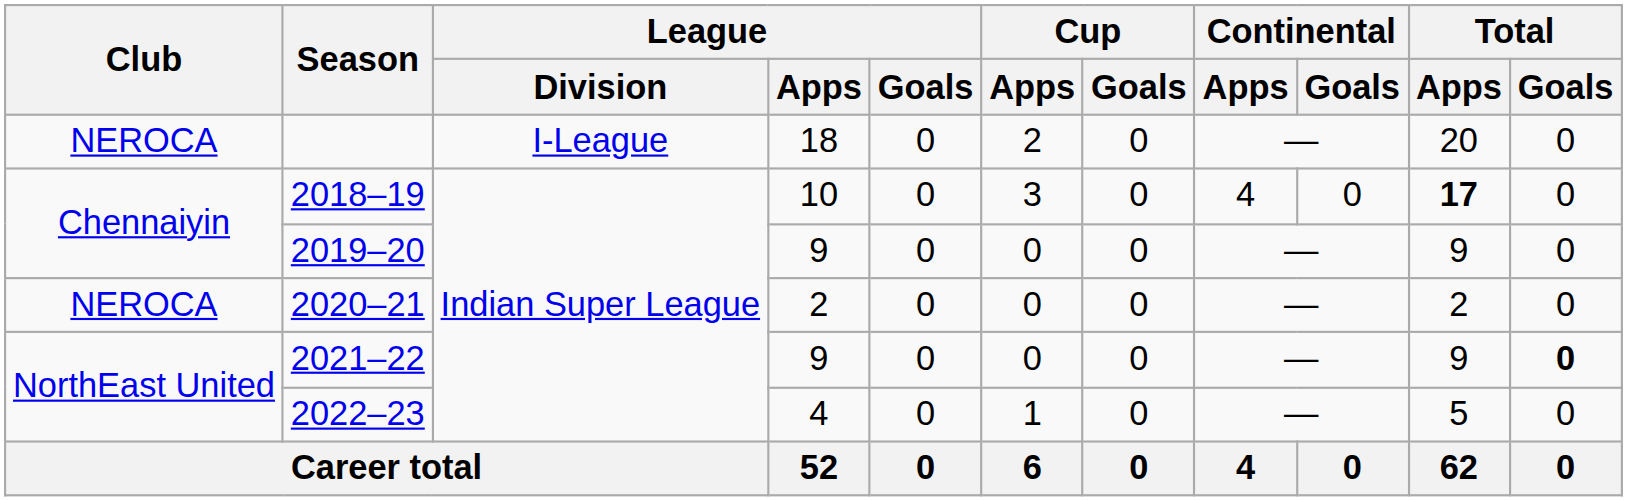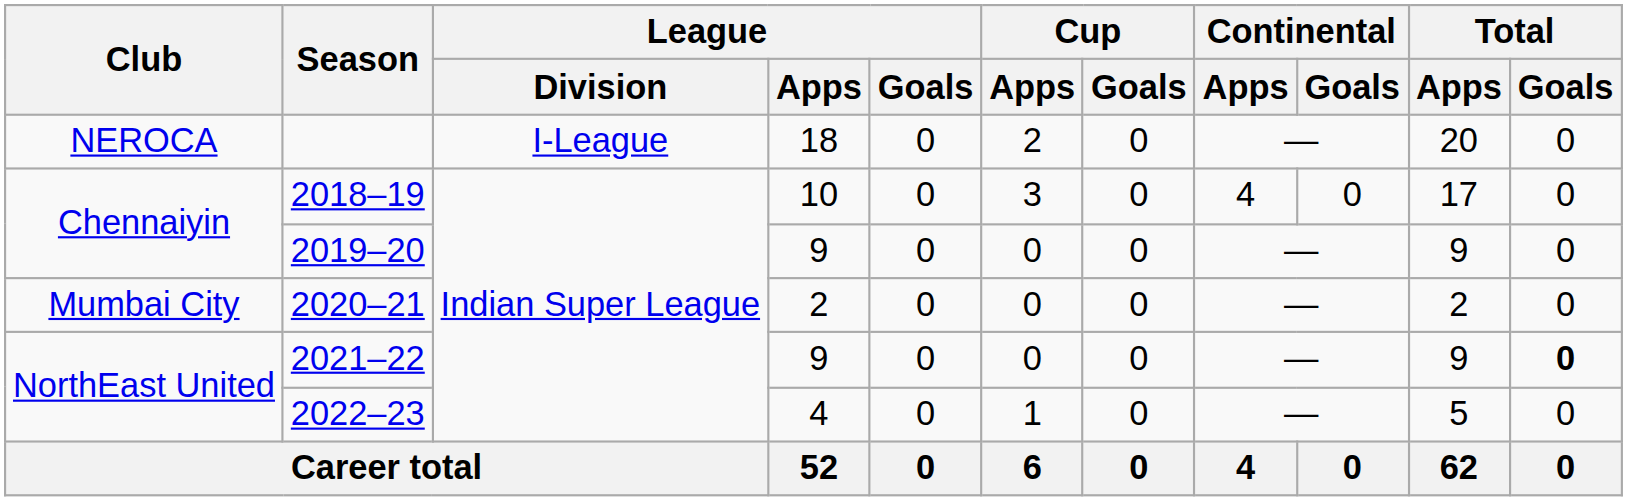(1459, 195) bold -> (1459, 195) normal
(144, 304) NEROCA -> (144, 304) Mumbai City
